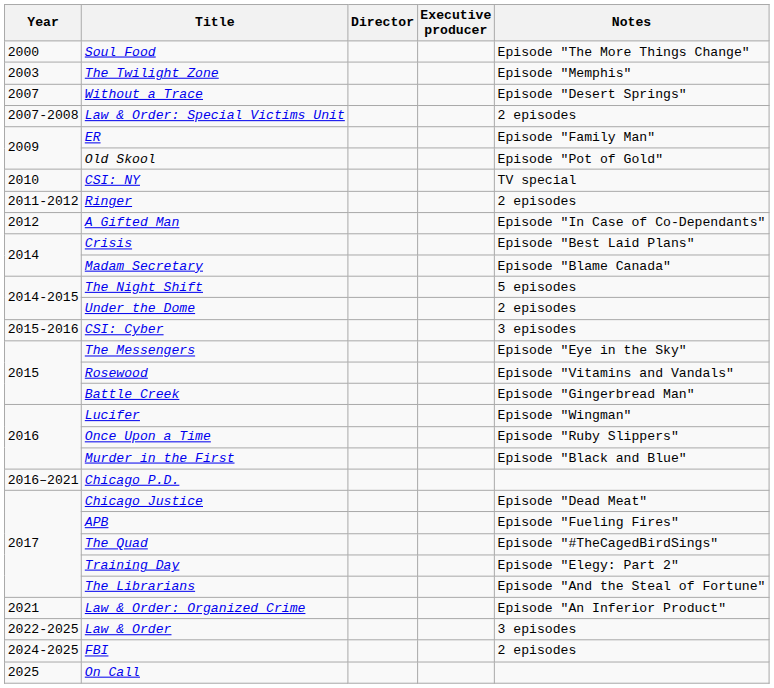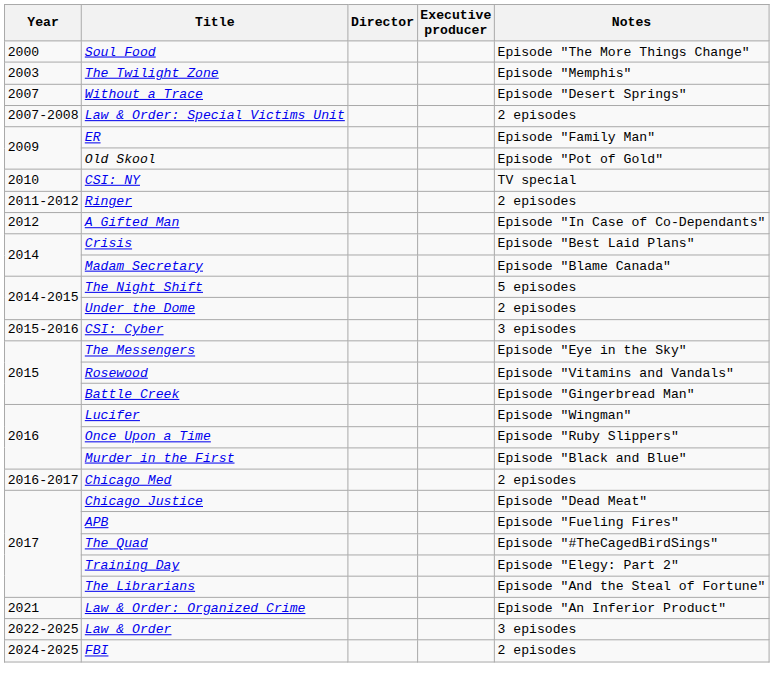- row: (132, 480)
+ row: (128, 480)
- row: (112, 672)
